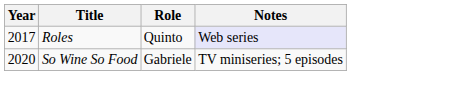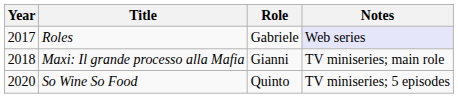(163, 37) Quinto -> (275, 37) Gabriele
+ row: (143, 59)
(168, 59) Gabriele -> (270, 81) Quinto
